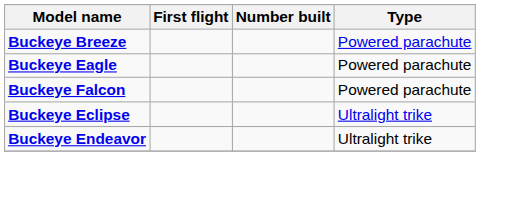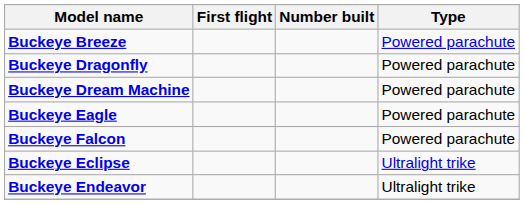+ row: (78, 66)
+ row: (99, 90)
